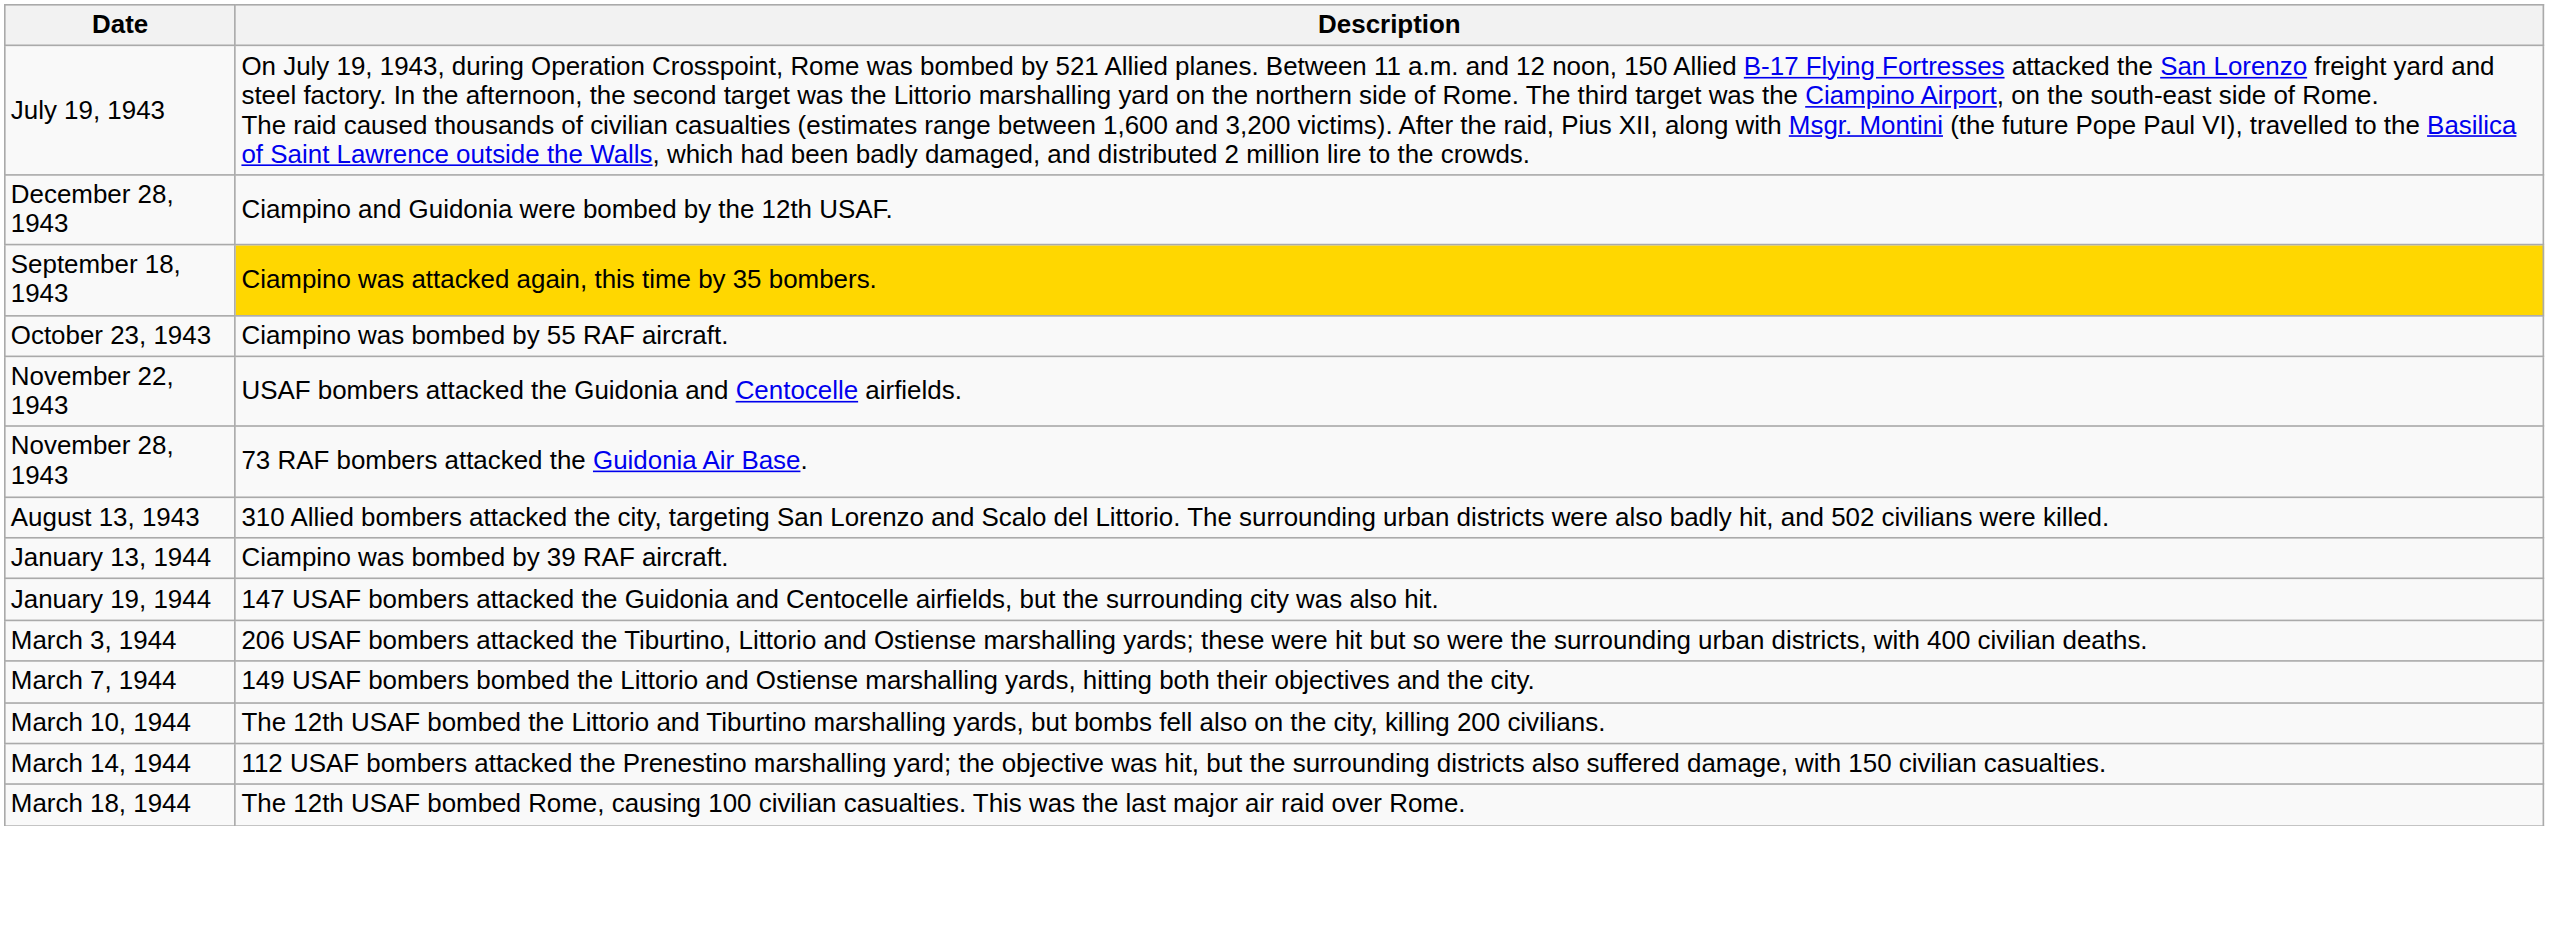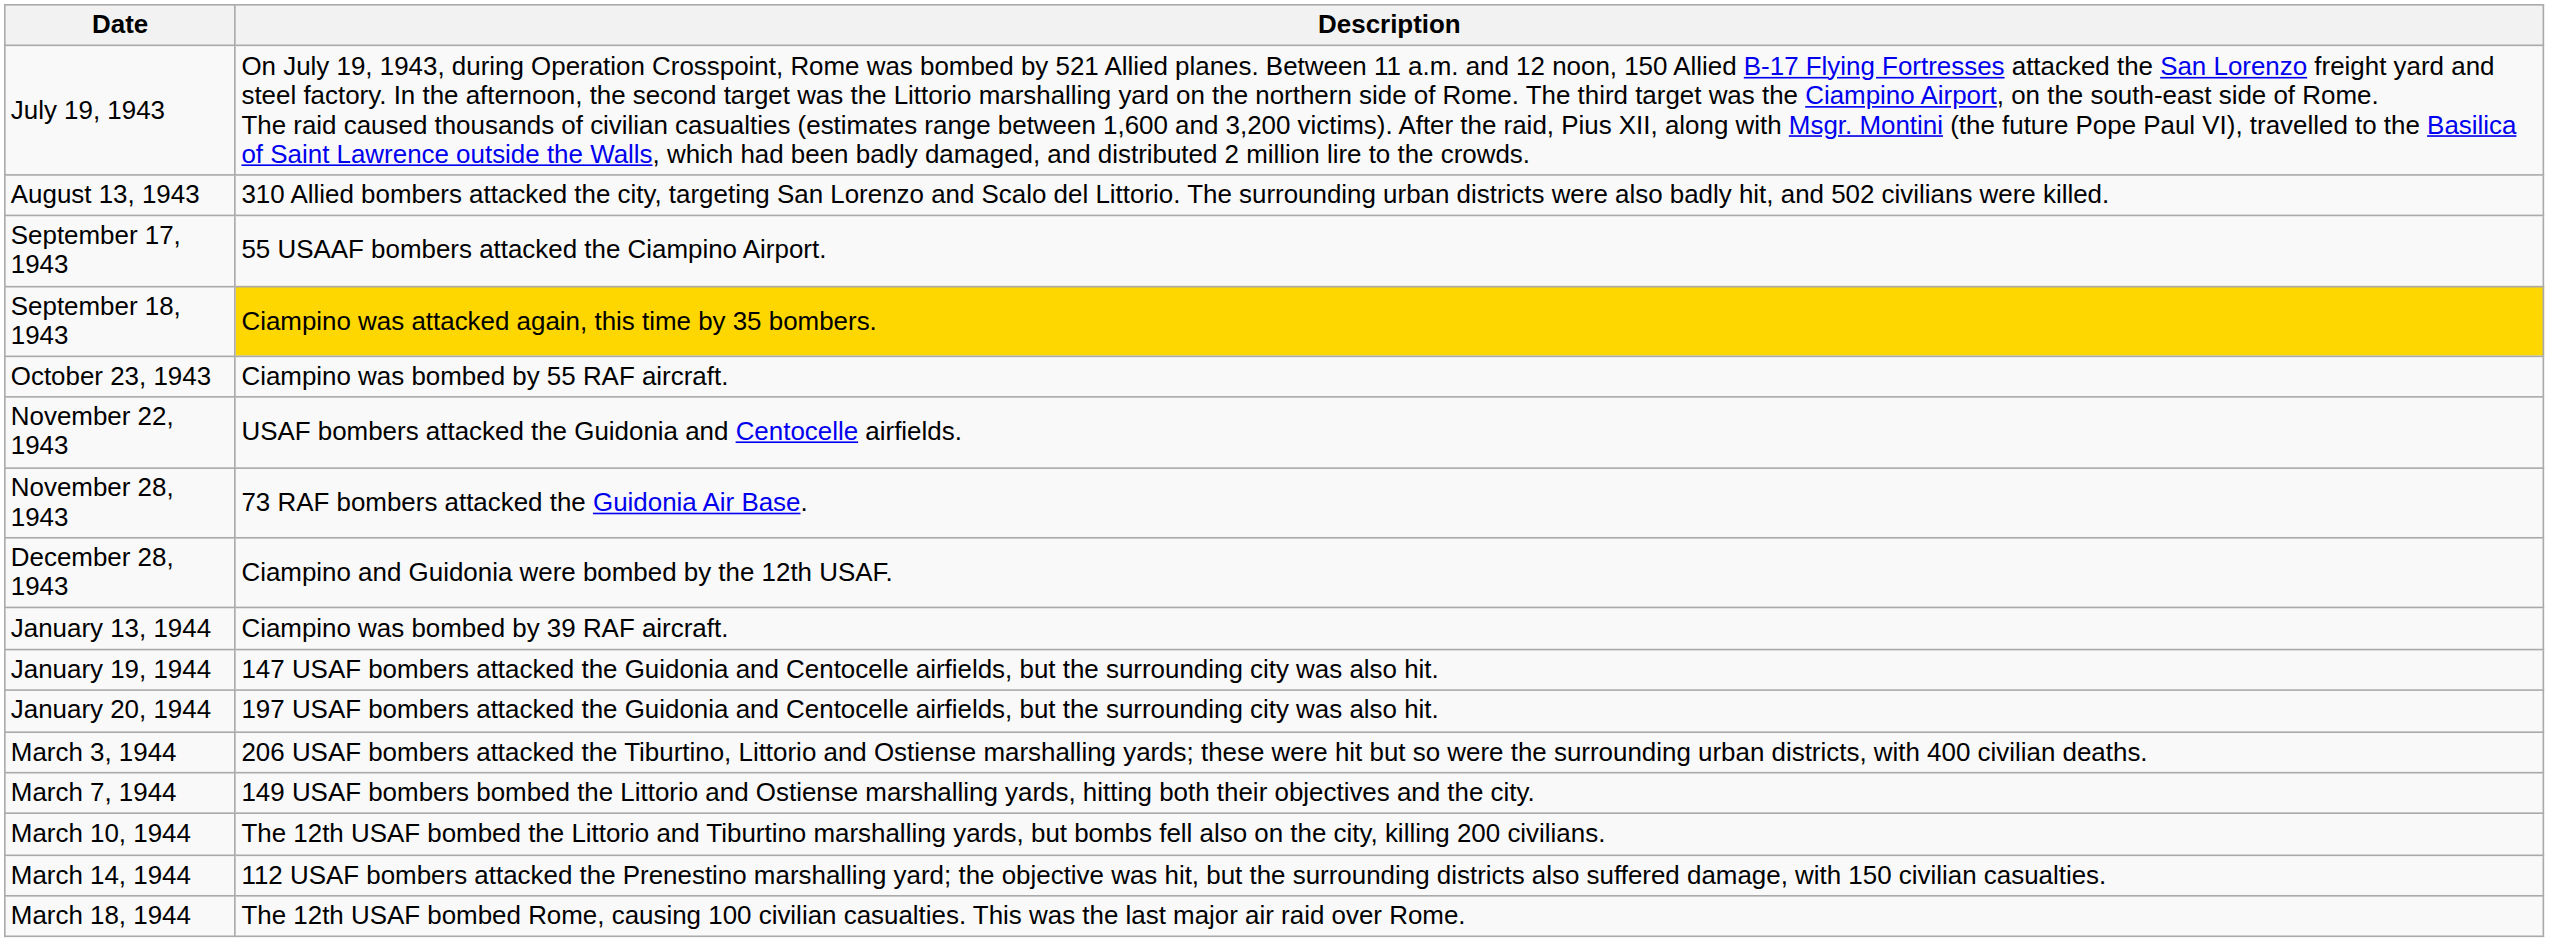rows swapped: (105, 516) <-> (92, 209)
+ row: (96, 250)
+ row: (111, 710)
